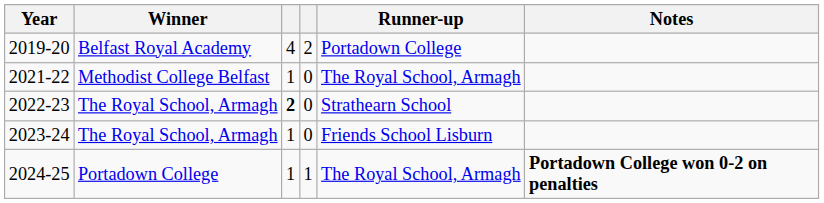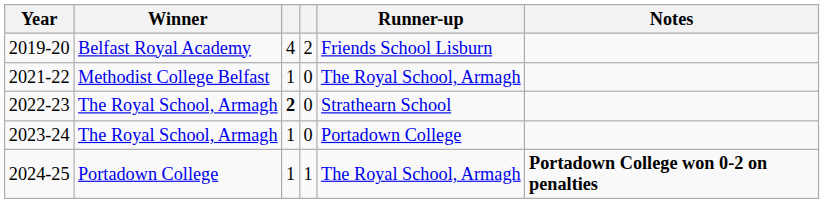(391, 47) Portadown College -> (407, 47) Friends School Lisburn
(407, 134) Friends School Lisburn -> (391, 134) Portadown College
